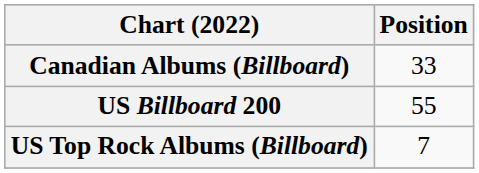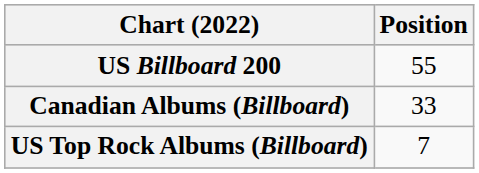rows swapped: (189, 65) <-> (189, 106)
